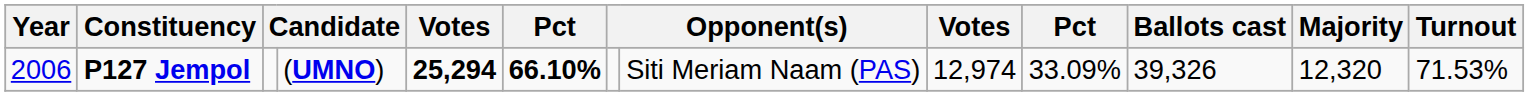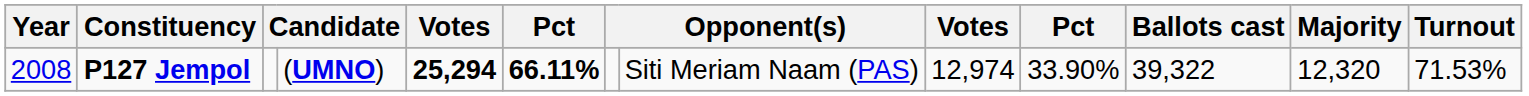(41, 70) 2006 -> (41, 70) 2008
(555, 70) 66.10% -> (554, 70) 66.11%
(1075, 70) 33.09% -> (1073, 70) 33.90%
(1175, 70) 39,326 -> (1174, 70) 39,322
